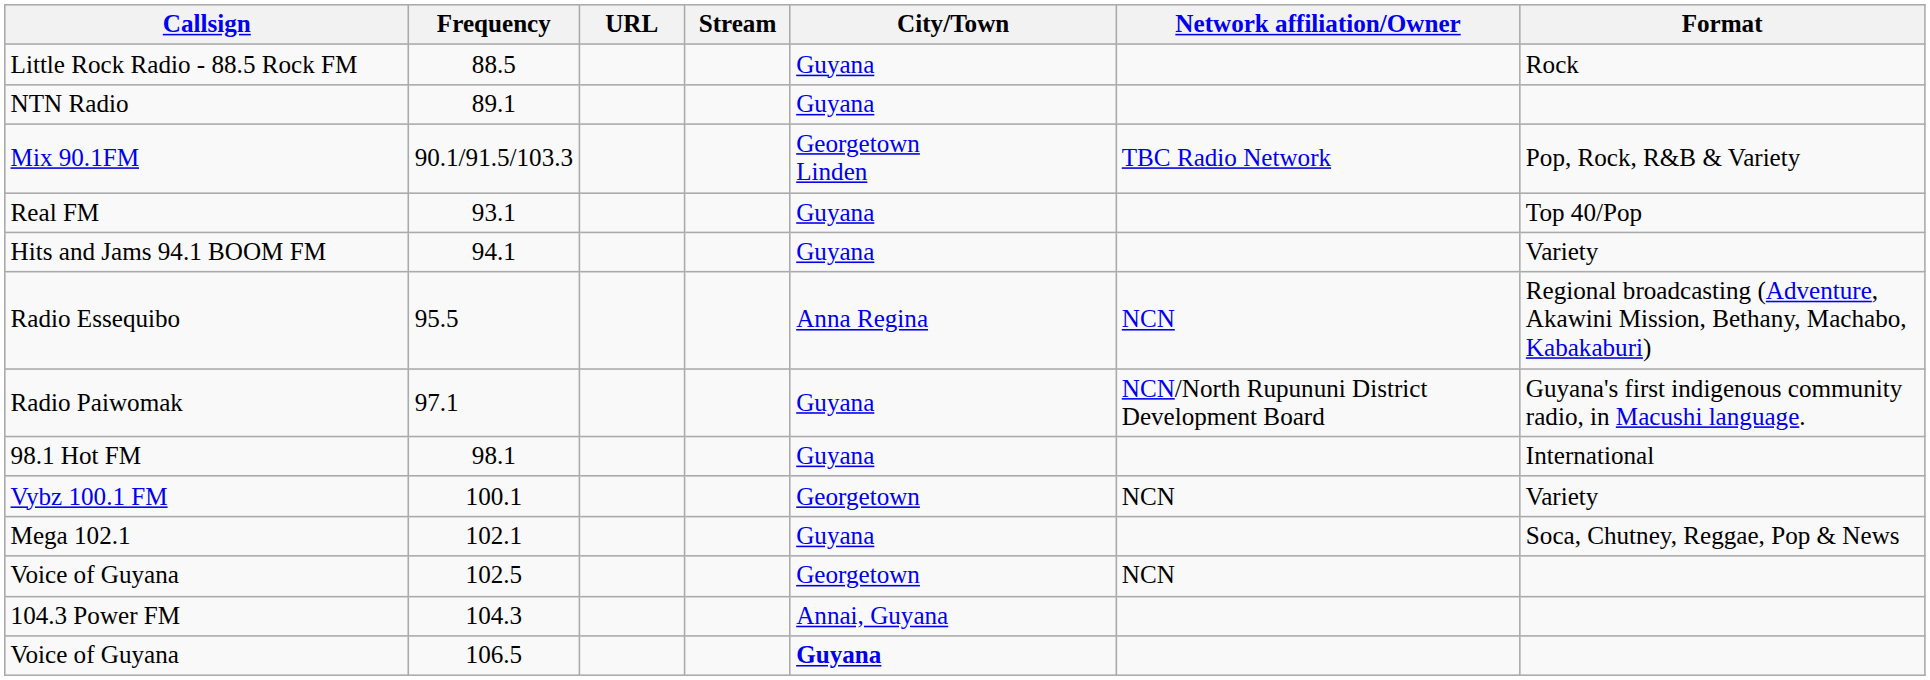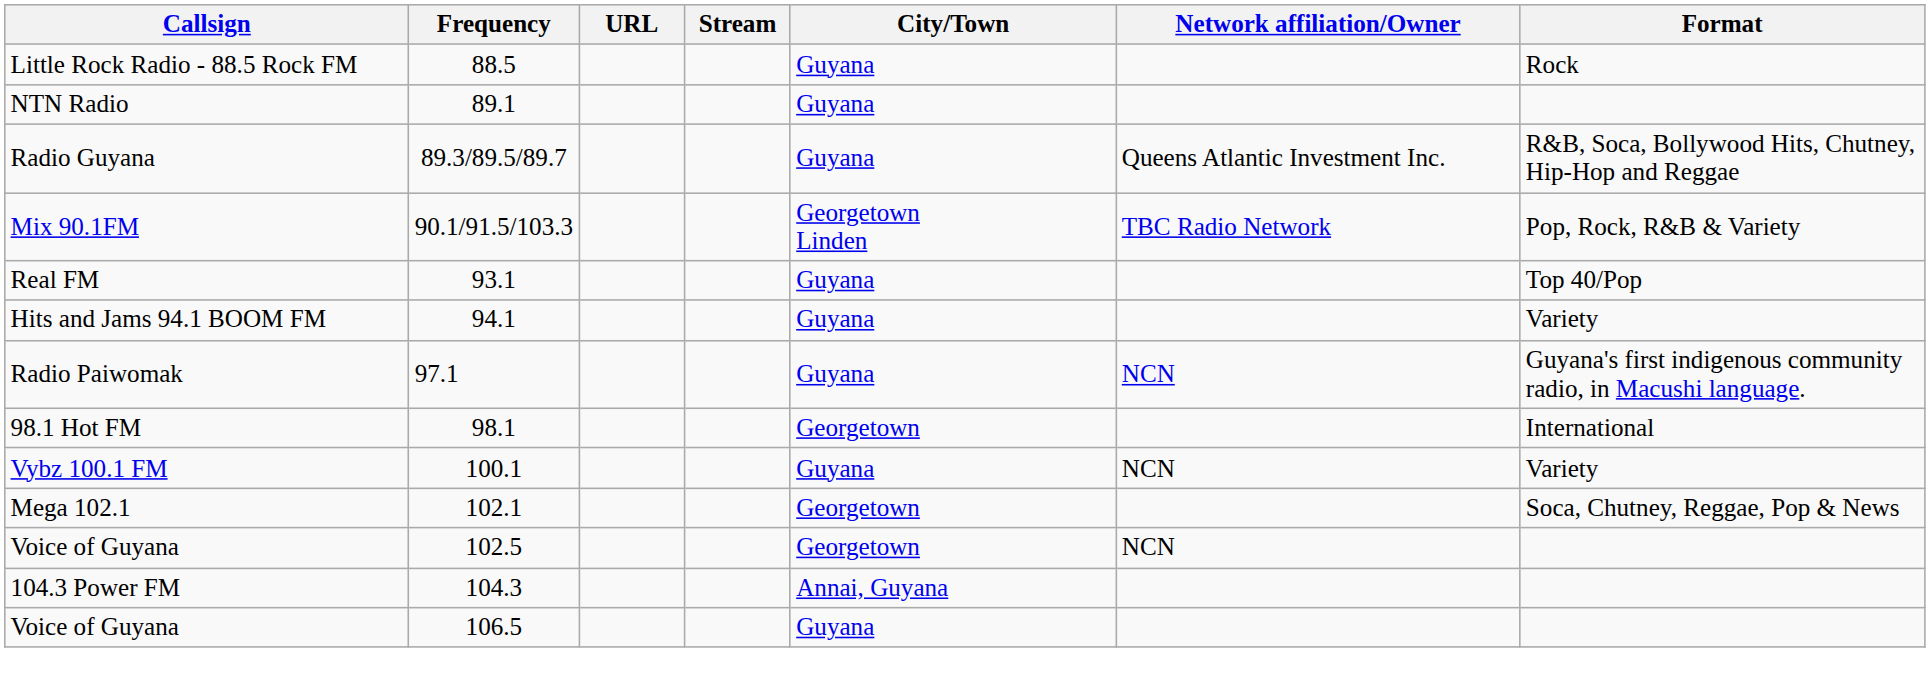+ row: (83, 158)
- row: (95, 319)
(1275, 402) NCN/North Rupununi District Development Board -> (1148, 373) NCN
(835, 456) Guyana -> (858, 427) Georgetown
(858, 496) Georgetown -> (835, 467) Guyana
(835, 535) Guyana -> (858, 507) Georgetown
(839, 655) bold -> (835, 627) normal
